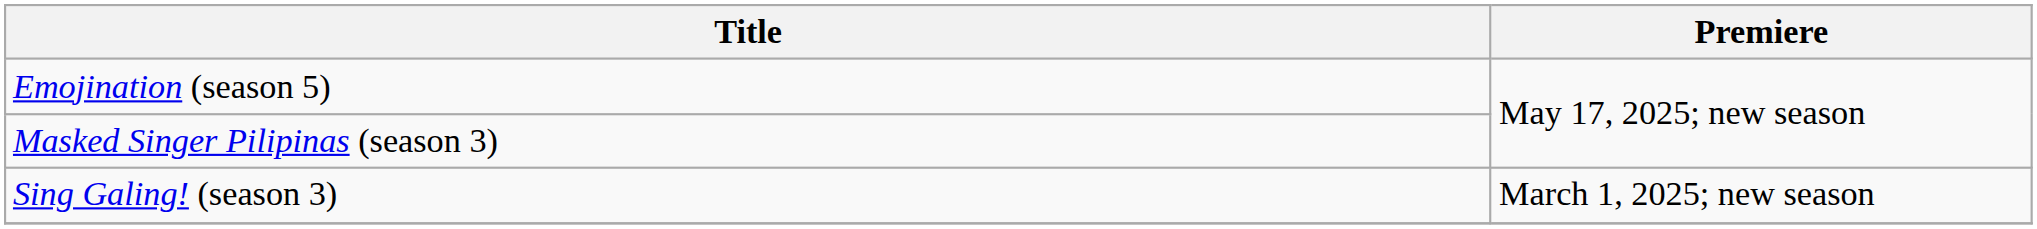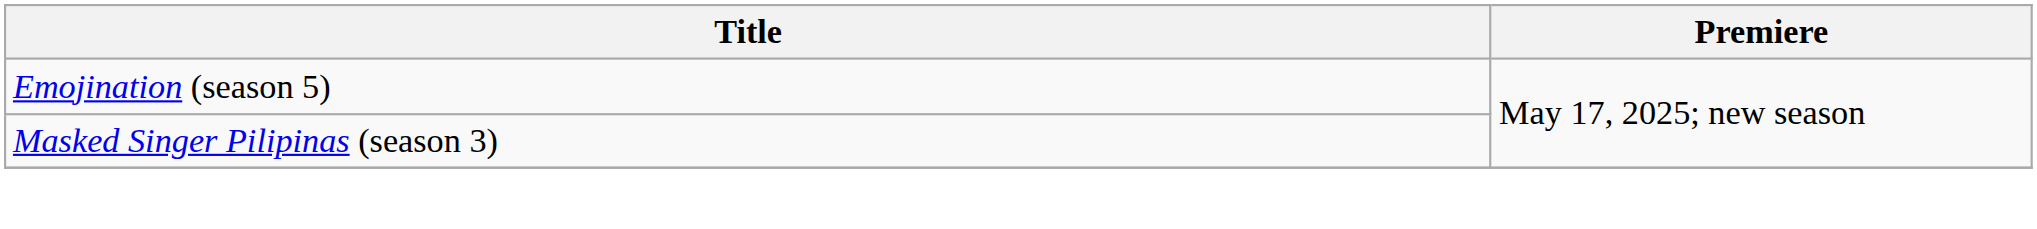- row: (175, 194)
